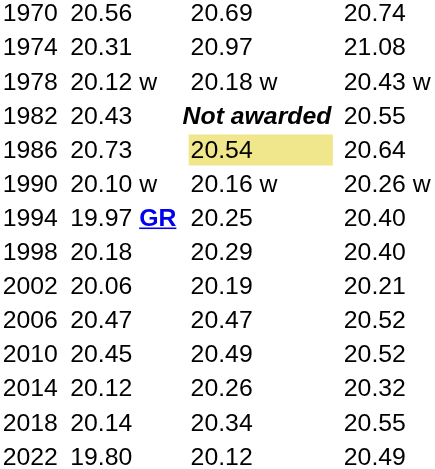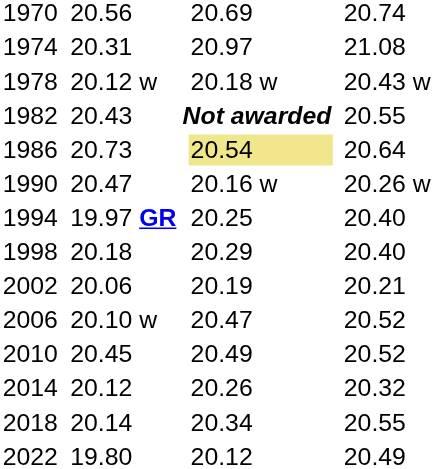(114, 183) 20.10 w -> (101, 183) 20.47
(101, 320) 20.47 -> (114, 320) 20.10 w
